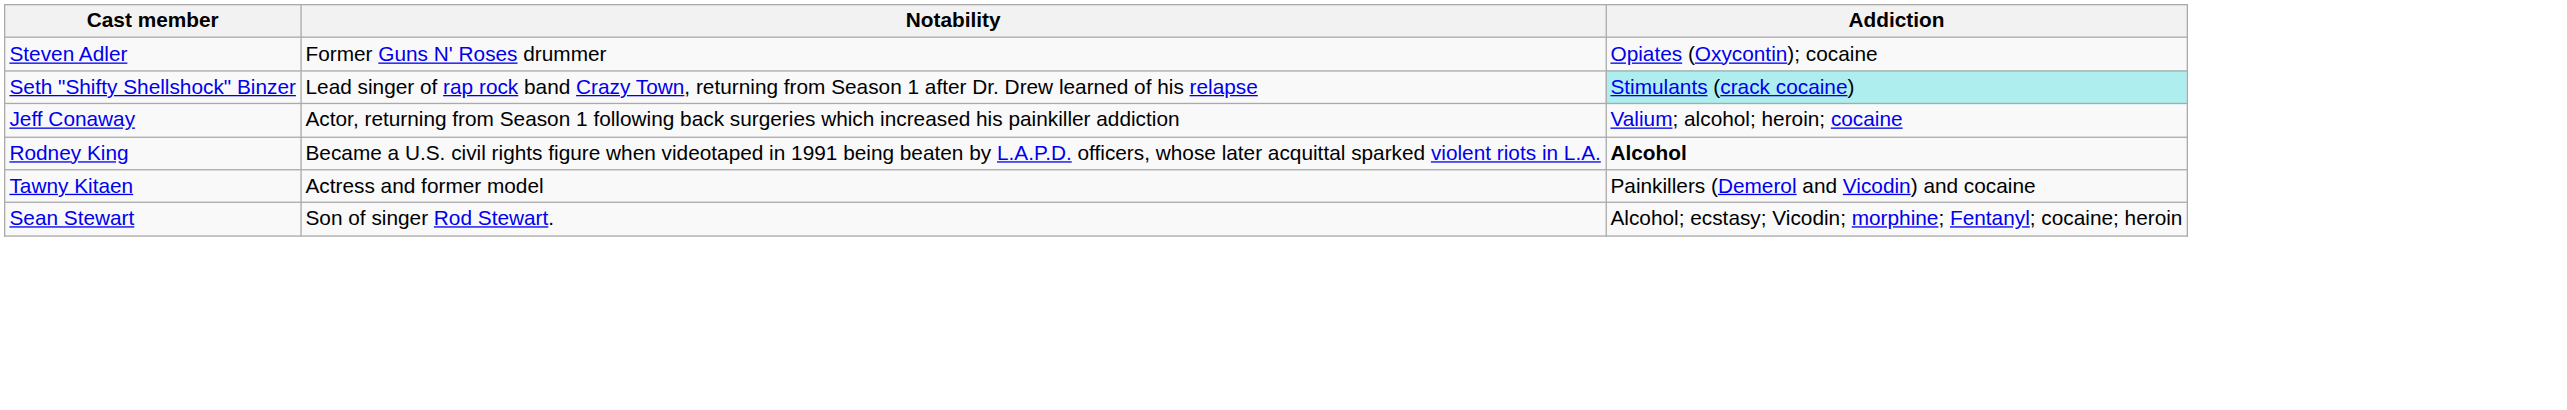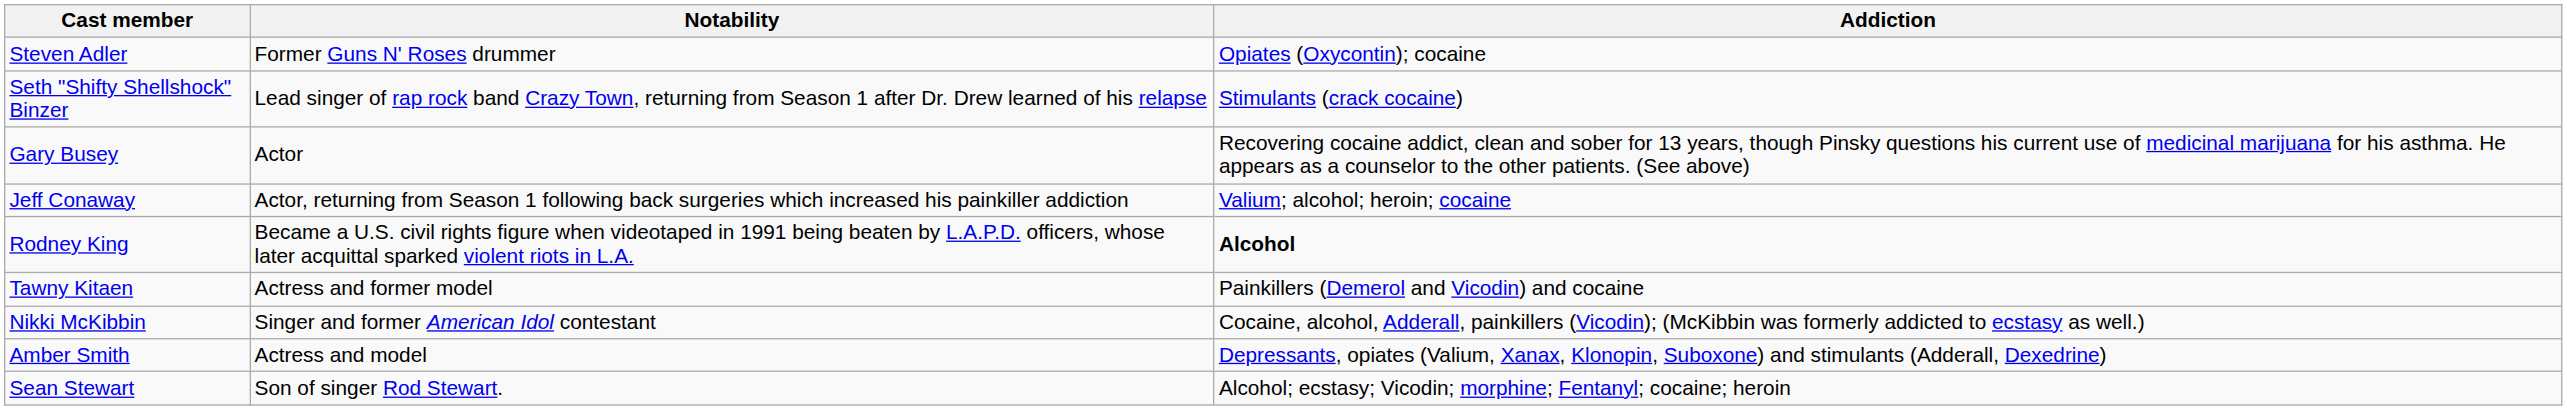(1732, 86) paleturquoise background -> (1341, 98) no background
+ row: (64, 155)
+ row: (78, 322)
+ row: (70, 355)
